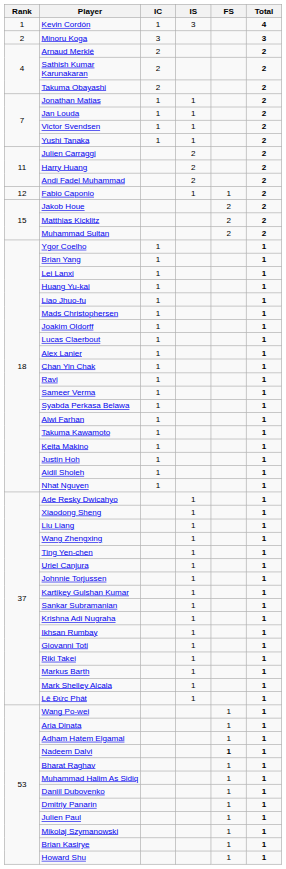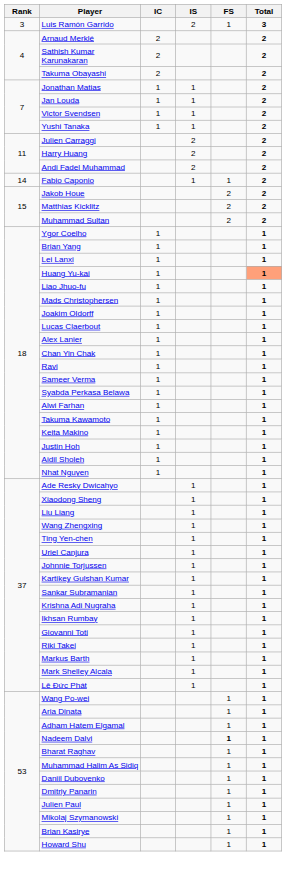- row: (66, 24)
- row: (64, 37)
+ row: (78, 24)
(22, 193) 12 -> (22, 180) 14
(264, 286) no background -> (264, 273) lightsalmon background
